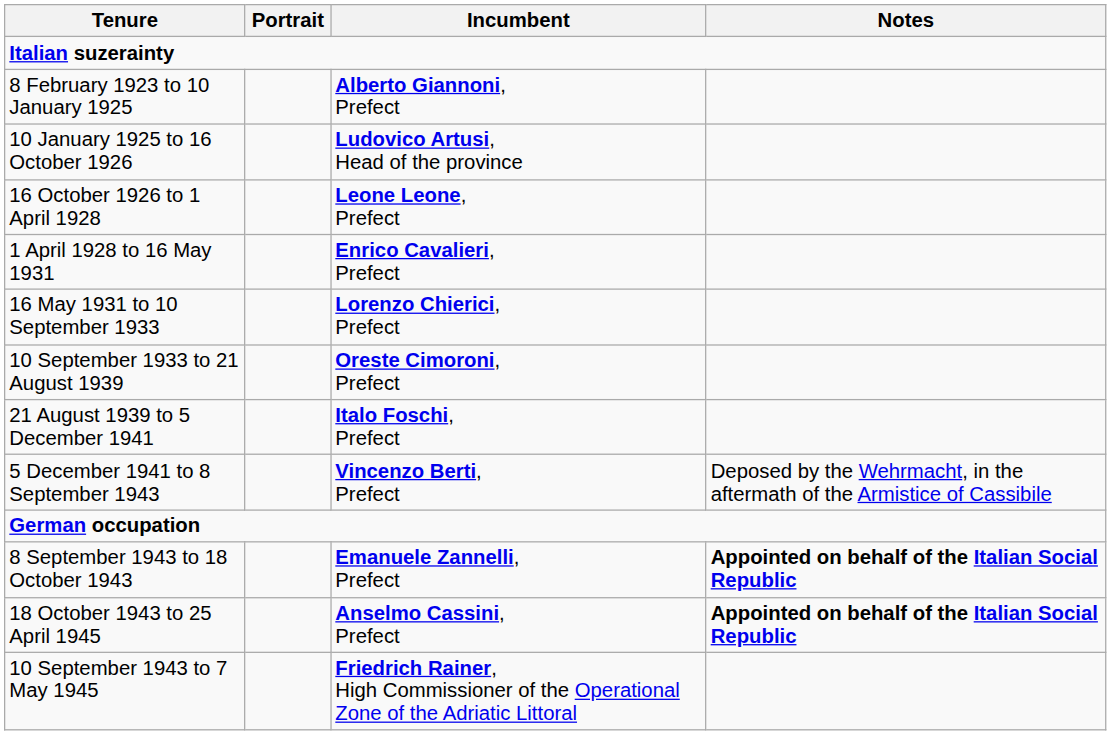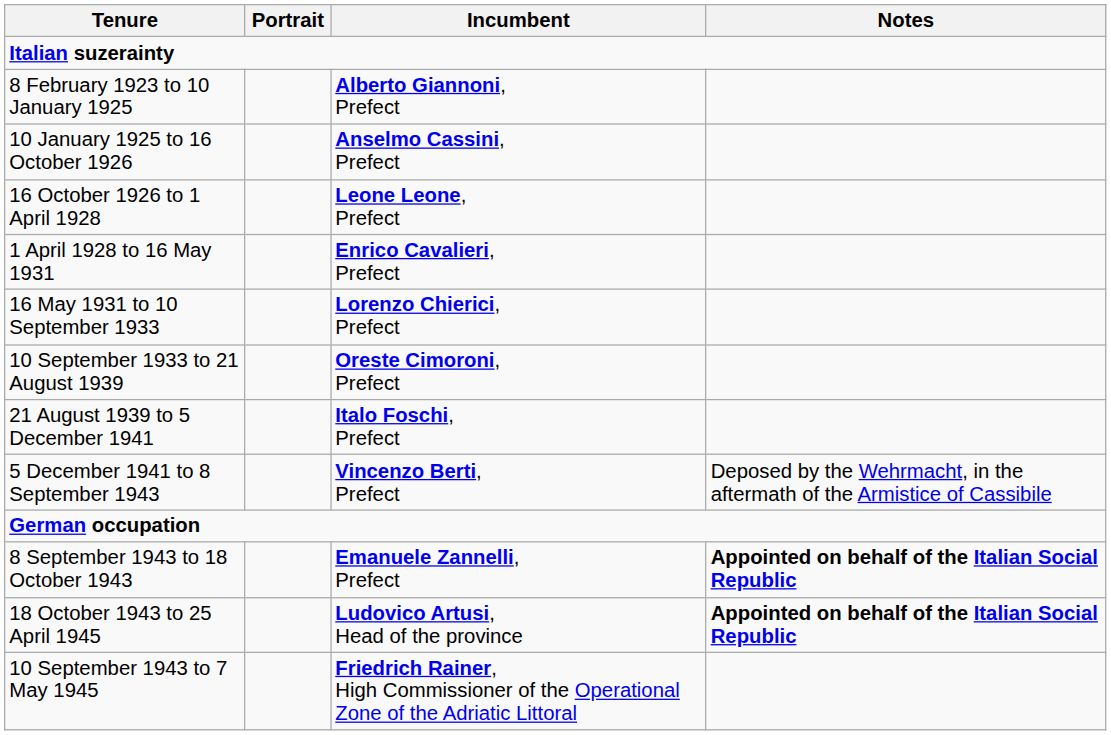(429, 151) Ludovico Artusi, Head of the province -> (420, 151) Anselmo Cassini, Prefect
(420, 624) Anselmo Cassini, Prefect -> (429, 624) Ludovico Artusi, Head of the province
